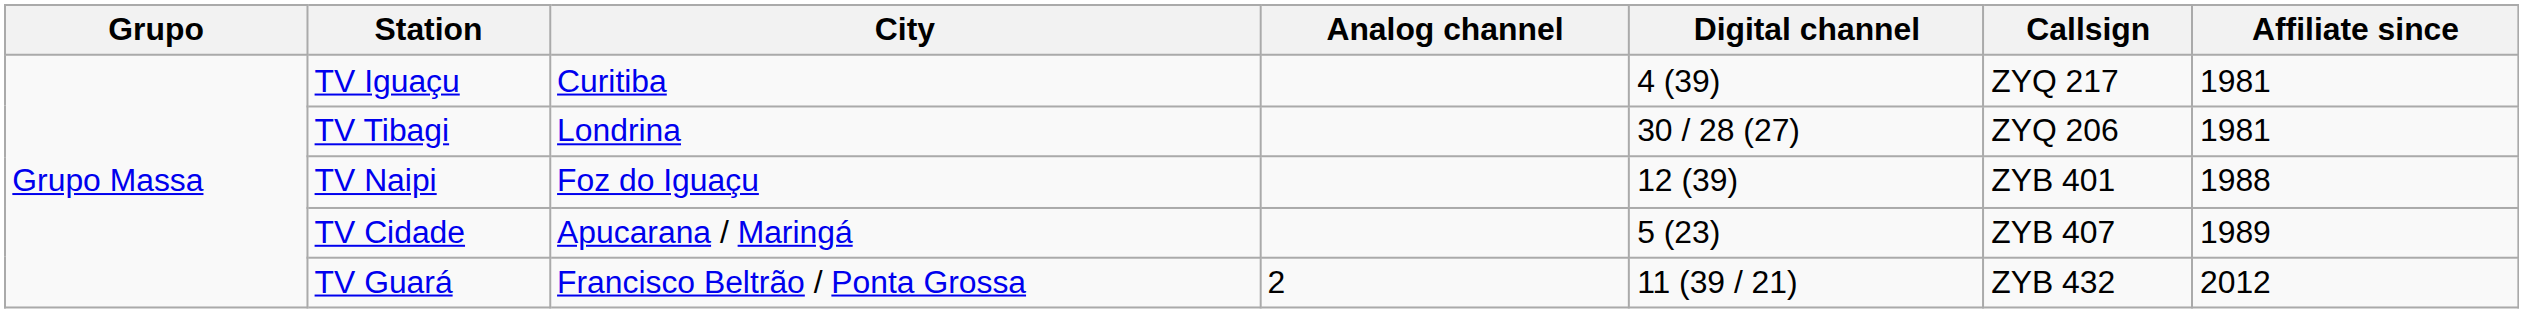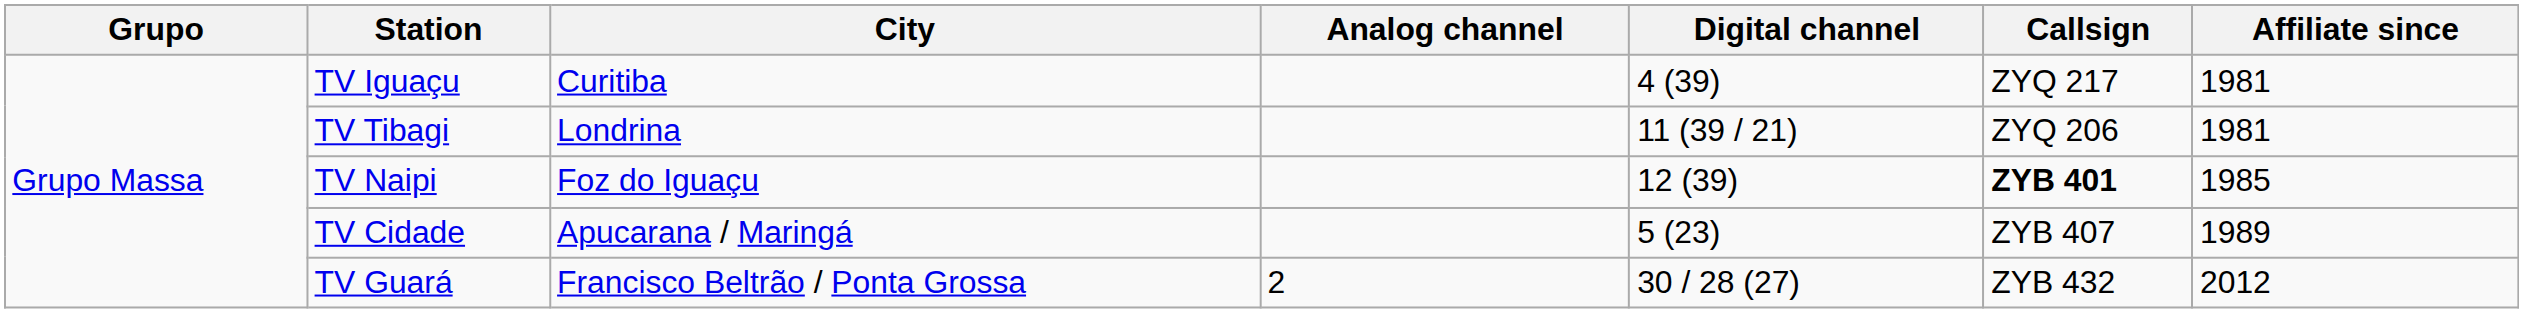(1719, 130) 30 / 28 (27) -> (1717, 130) 11 (39 / 21)
(2053, 181) normal -> (2054, 181) bold
(2235, 181) 1988 -> (2235, 181) 1985
(1717, 282) 11 (39 / 21) -> (1719, 282) 30 / 28 (27)
